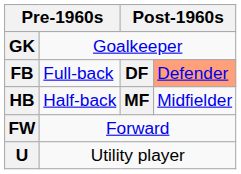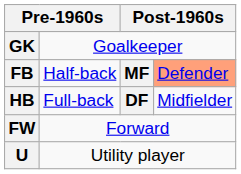(78, 73) Full-back -> (80, 73) Half-back
(137, 73) DF -> (137, 73) MF
(80, 100) Half-back -> (78, 100) Full-back
(137, 100) MF -> (137, 100) DF
